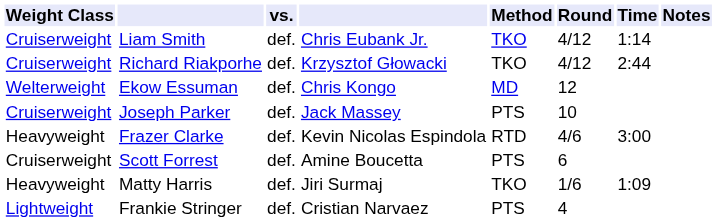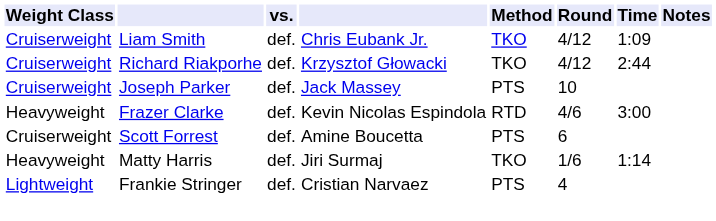(634, 39) 1:14 -> (634, 39) 1:09
- row: (178, 88)
(634, 184) 1:09 -> (634, 160) 1:14
